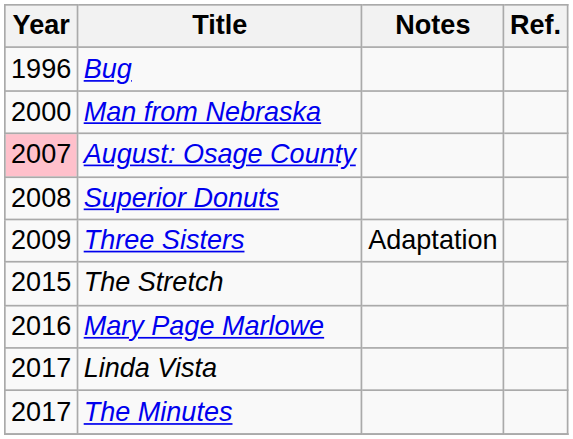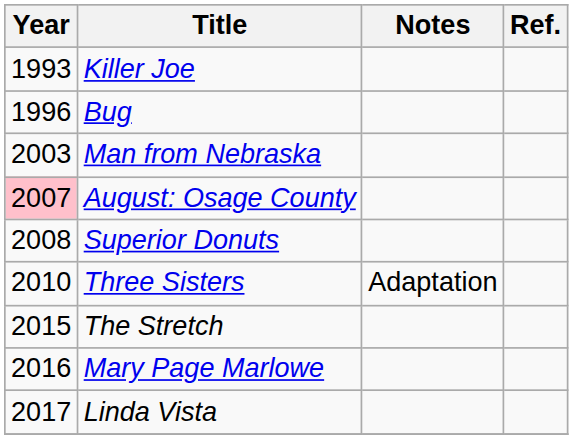+ row: (139, 68)
(41, 111) 2000 -> (41, 154) 2003
(41, 240) 2009 -> (41, 283) 2010
- row: (158, 411)
